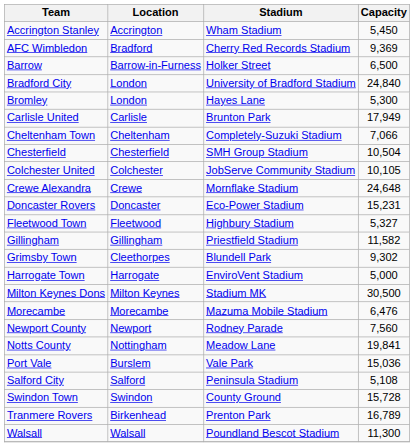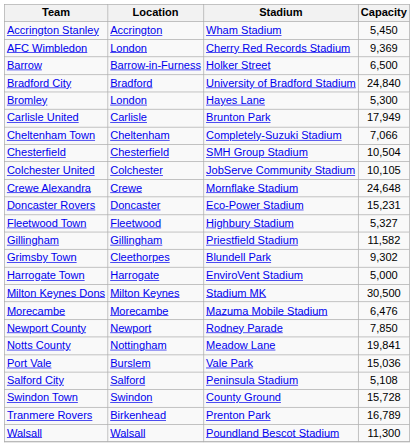(131, 48) Bradford -> (129, 48) London
(129, 83) London -> (131, 83) Bradford
(384, 328) 7,560 -> (384, 328) 7,850
